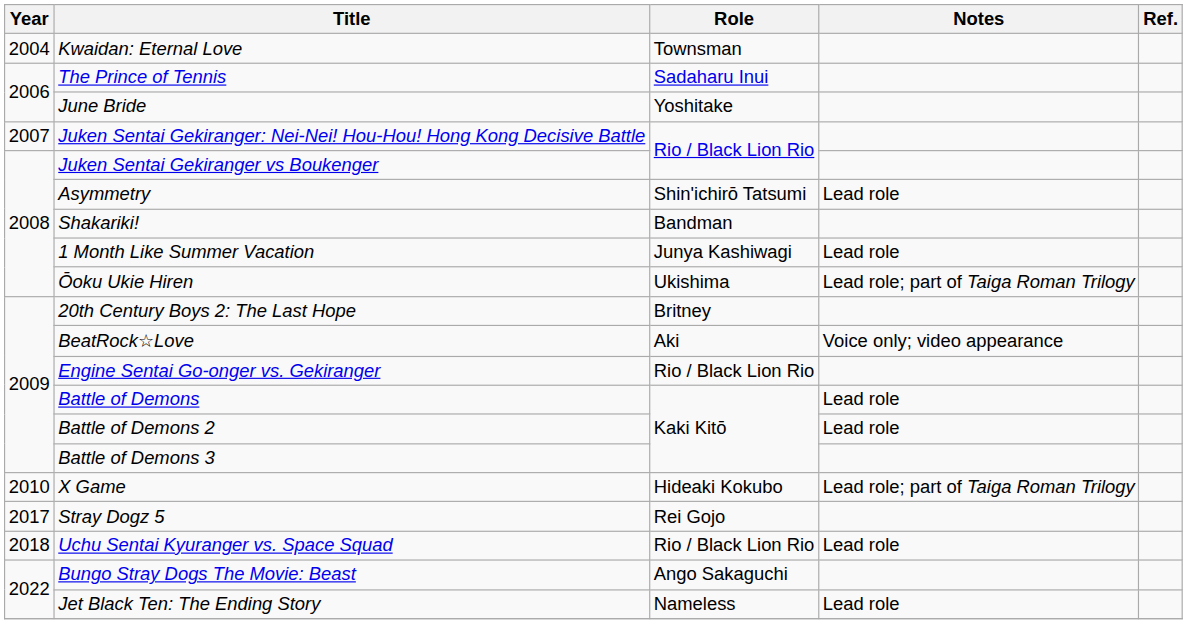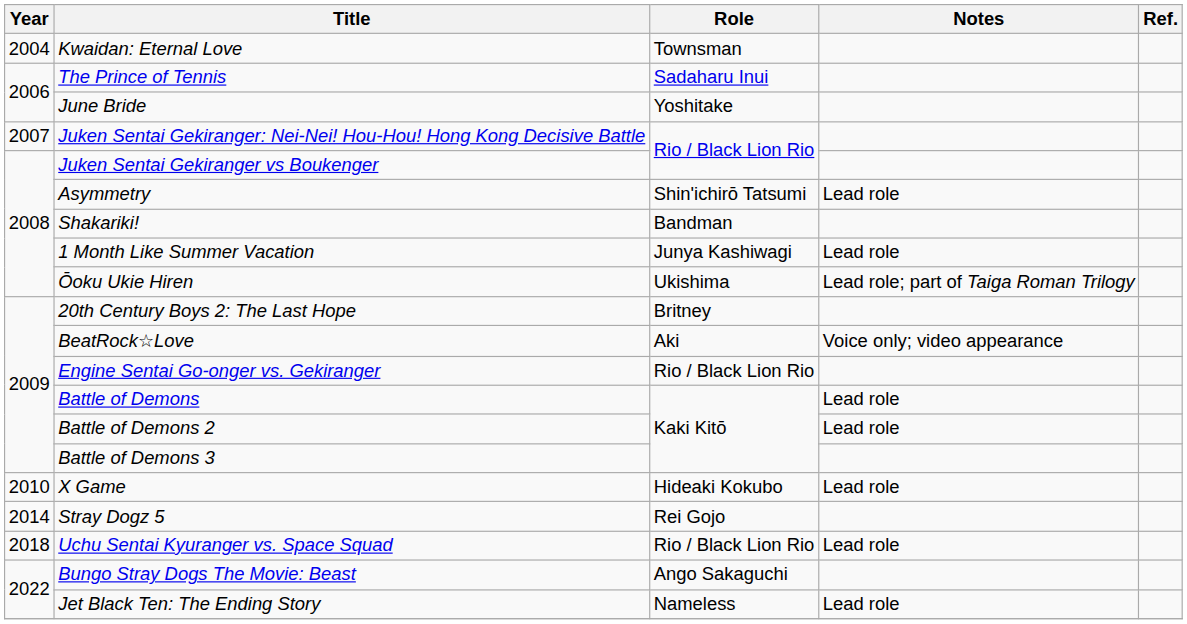(979, 487) Lead role; part of Taiga Roman Trilogy -> (861, 487) Lead role
(29, 516) 2017 -> (29, 516) 2014
